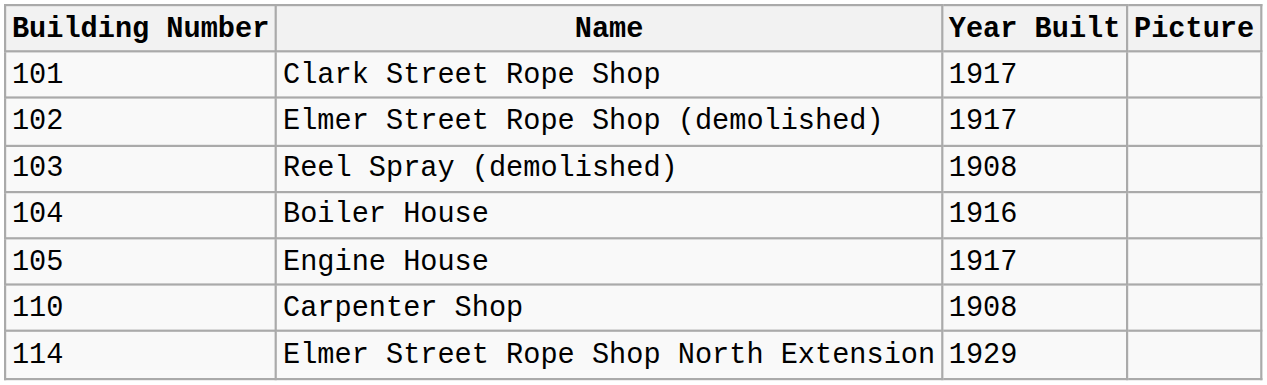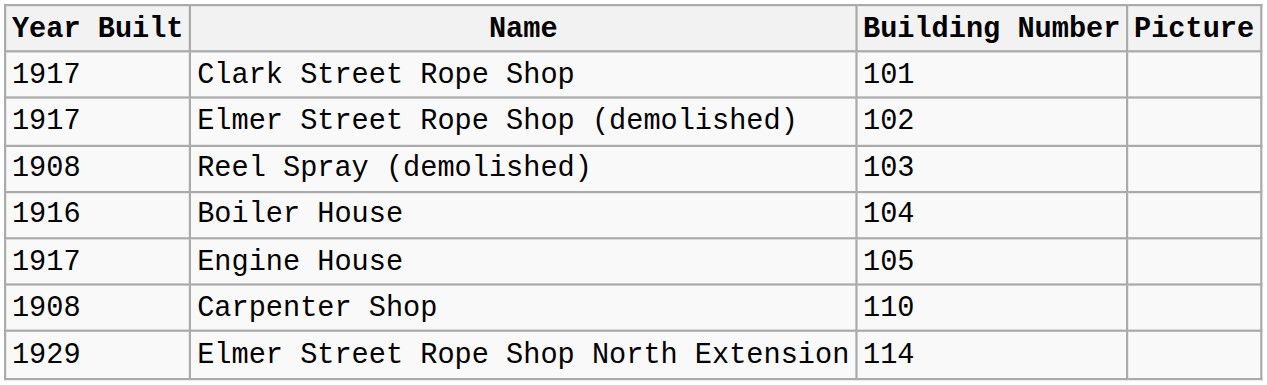columns swapped: (141, 28) <-> (1035, 28)
